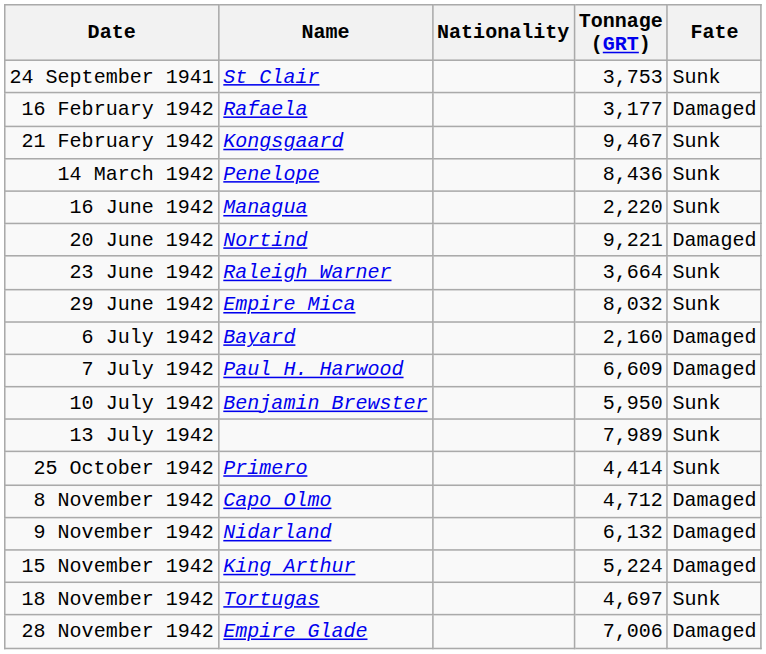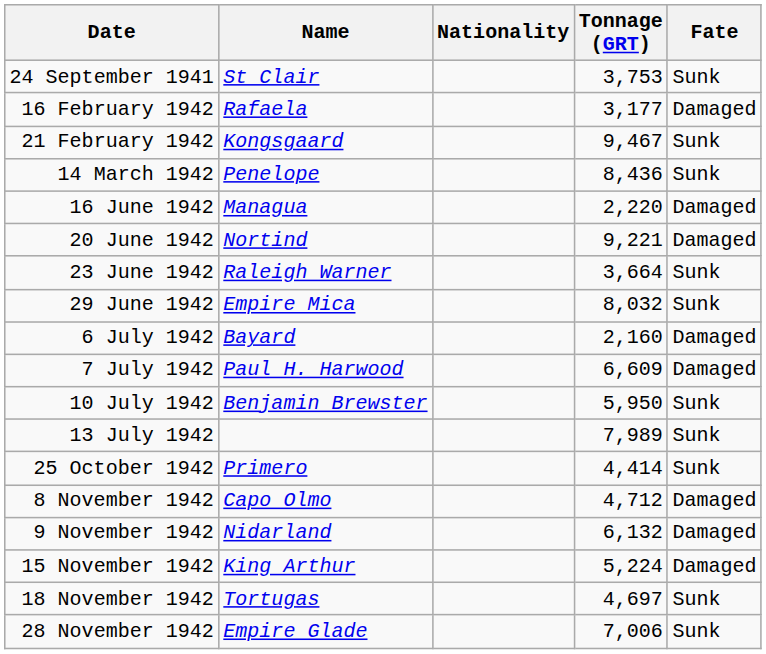(696, 207) Sunk -> (714, 207) Damaged
(714, 632) Damaged -> (696, 632) Sunk
